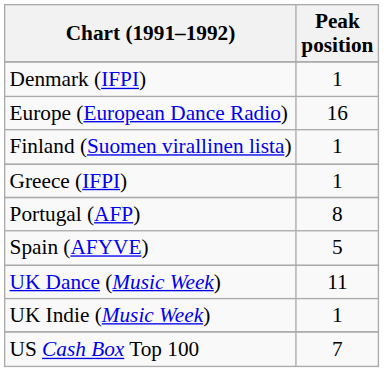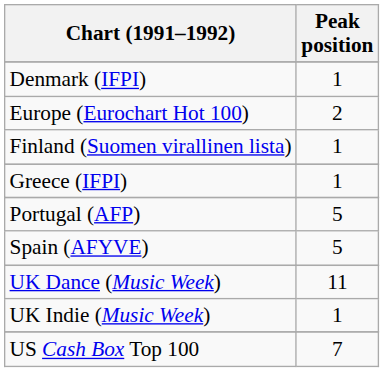+ row: (129, 112)
- row: (149, 112)
(337, 214) 8 -> (337, 214) 5
